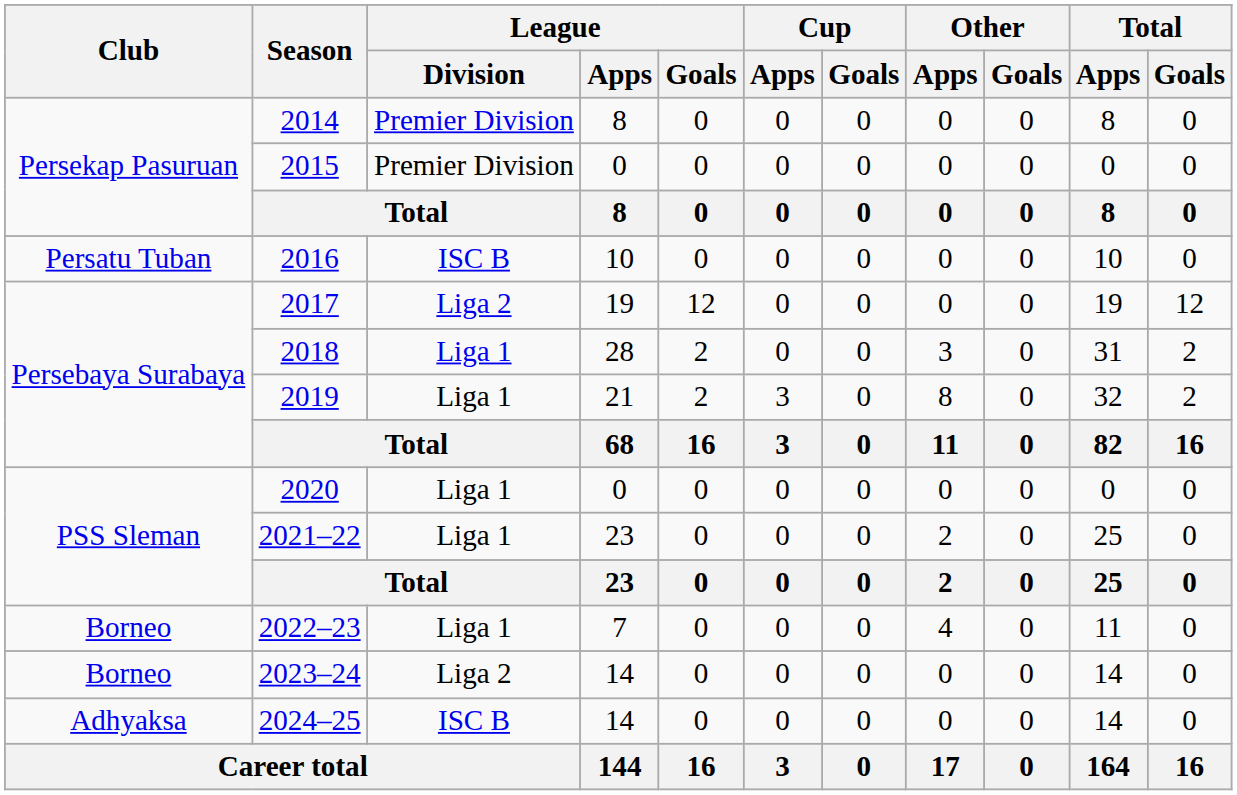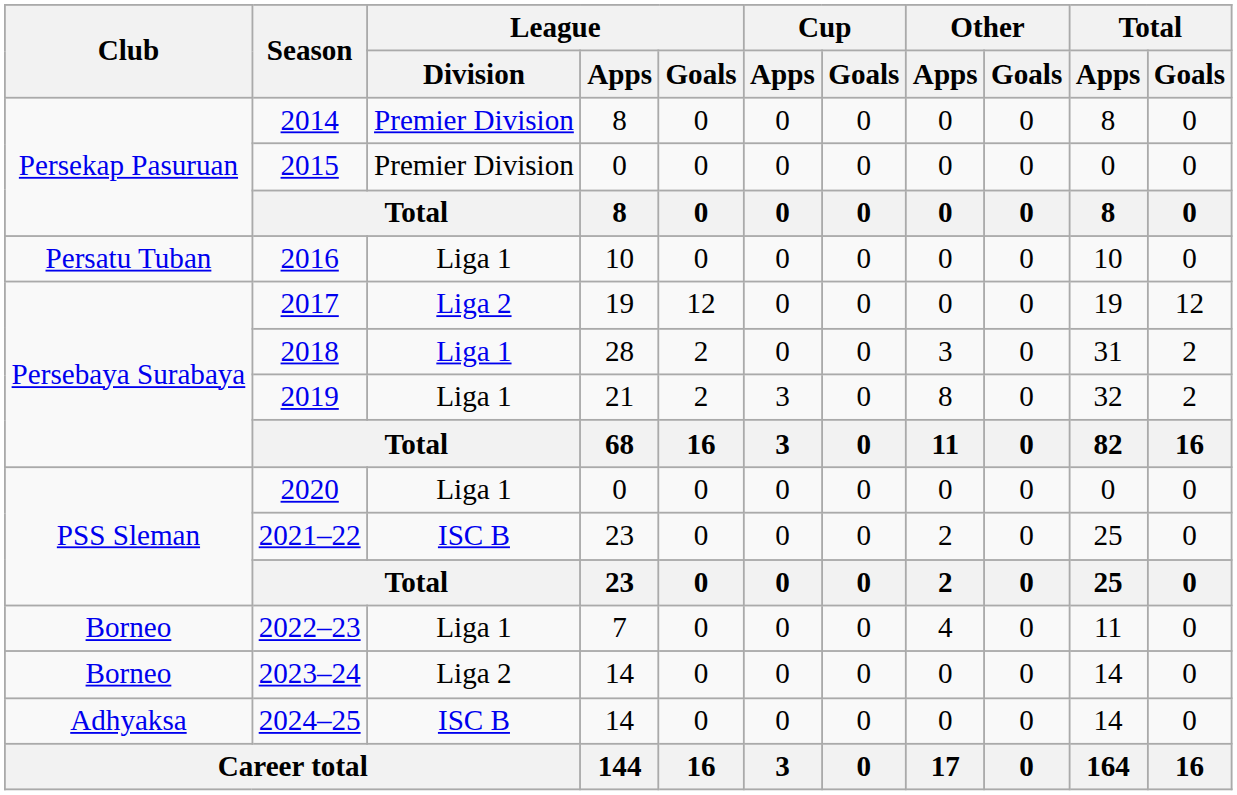(474, 258) ISC B -> (474, 258) Liga 1
(474, 535) Liga 1 -> (474, 535) ISC B
